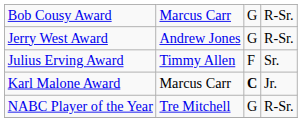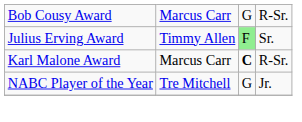- row: (58, 38)
(251, 60) no background -> (246, 38) lightgreen background
(270, 83) Jr. -> (274, 60) R-Sr.
(279, 106) R-Sr. -> (265, 83) Jr.
